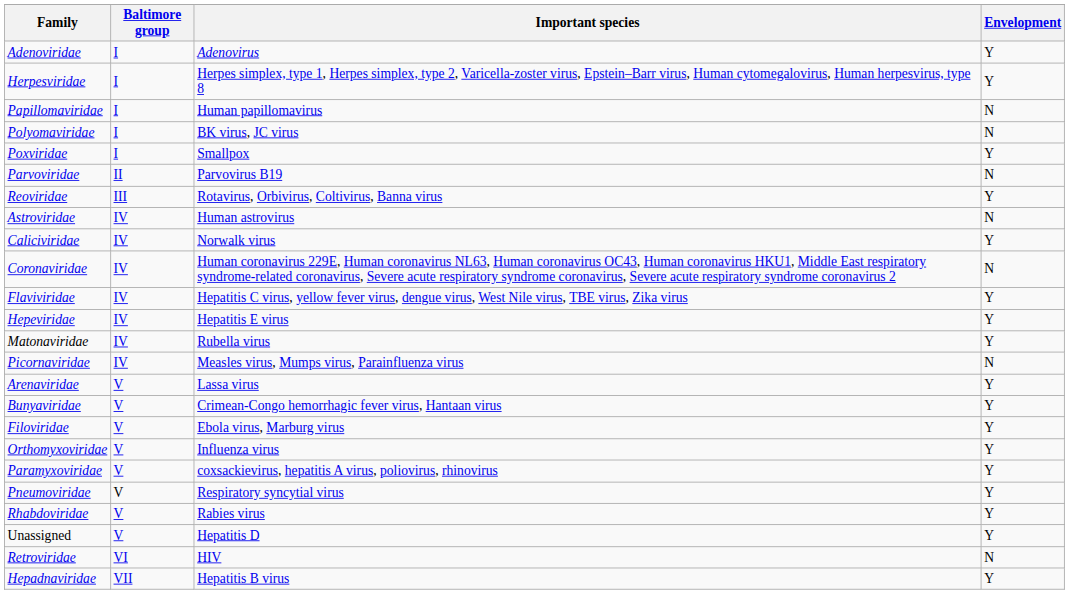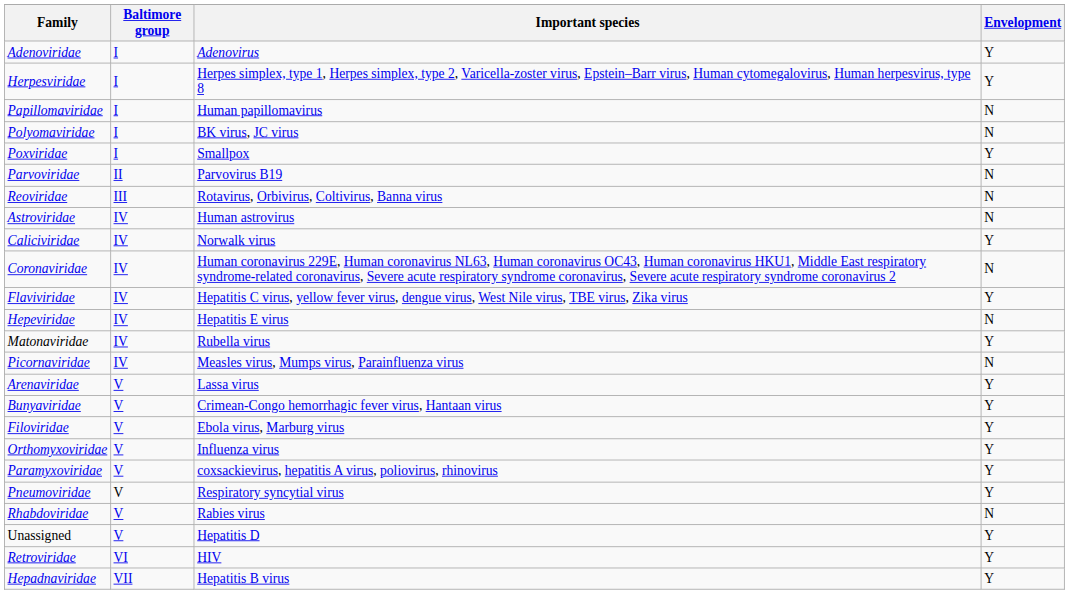(989, 196) Y -> (989, 196) N
(989, 320) Y -> (989, 320) N
(989, 514) Y -> (989, 514) N
(989, 557) N -> (989, 557) Y
